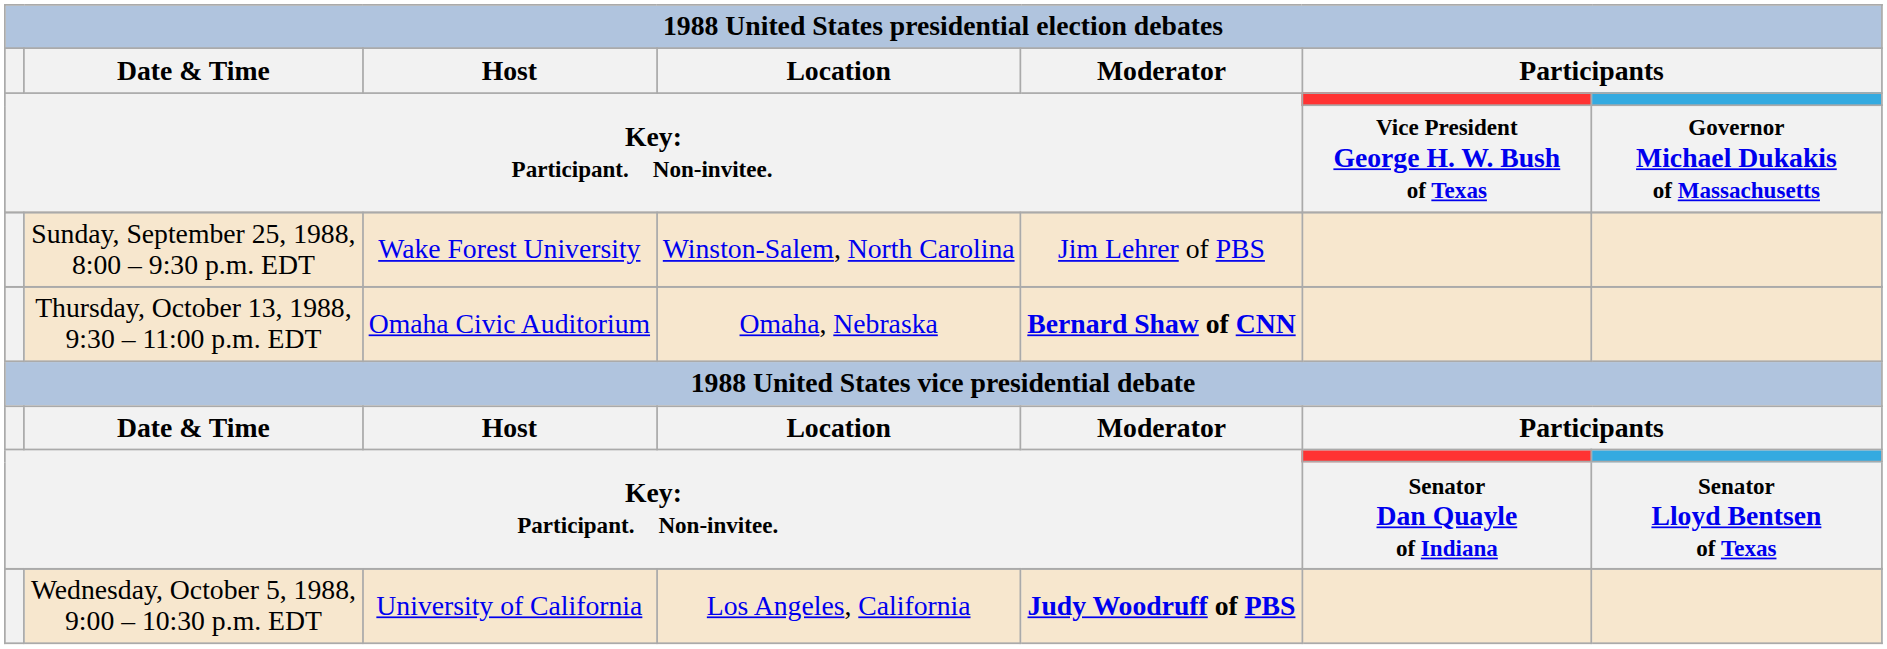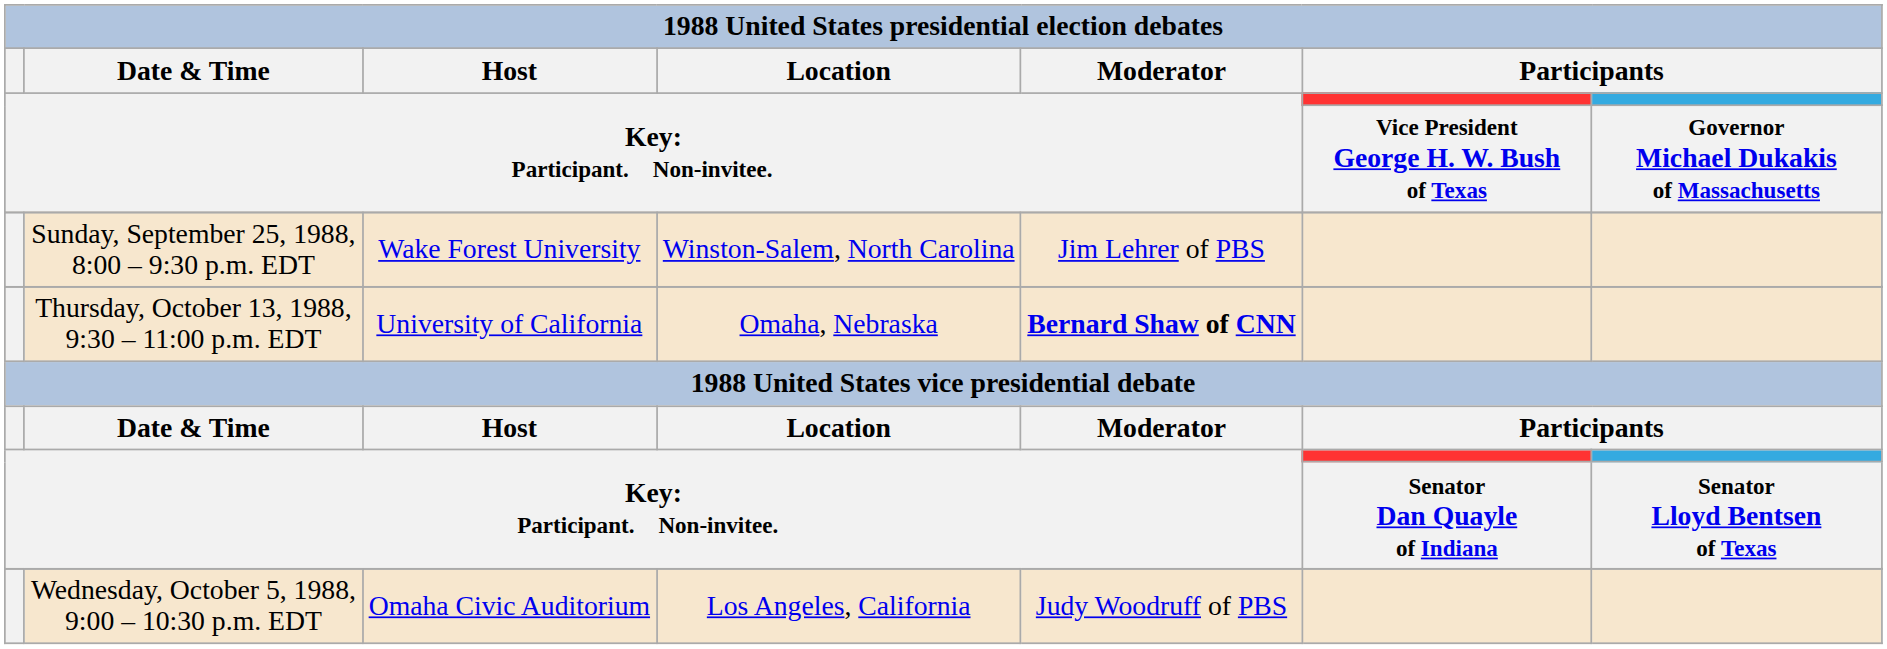(509, 323) Omaha Civic Auditorium -> (509, 323) University of California
(509, 605) University of California -> (509, 605) Omaha Civic Auditorium
(1161, 605) bold -> (1162, 605) normal
